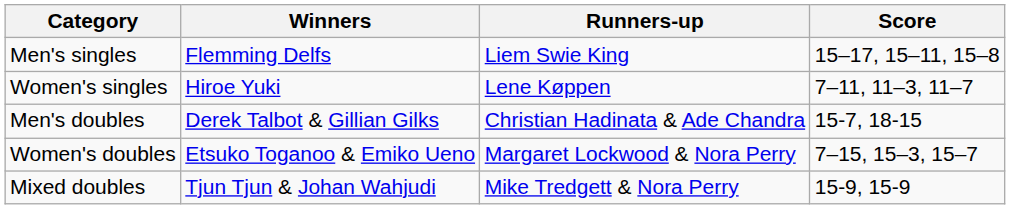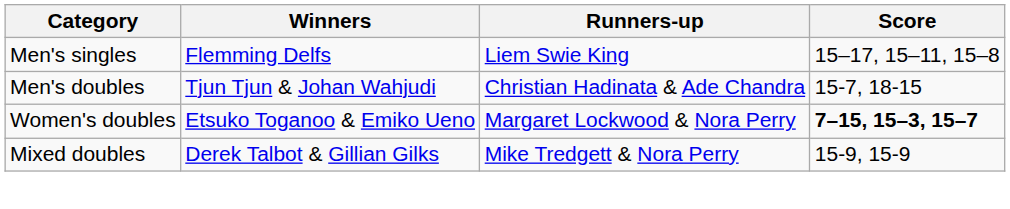- row: (89, 87)
(312, 120) Derek Talbot & Gillian Gilks -> (311, 87) Tjun Tjun & Johan Wahjudi
(896, 154) normal -> (896, 120) bold
(311, 187) Tjun Tjun & Johan Wahjudi -> (312, 154) Derek Talbot & Gillian Gilks
